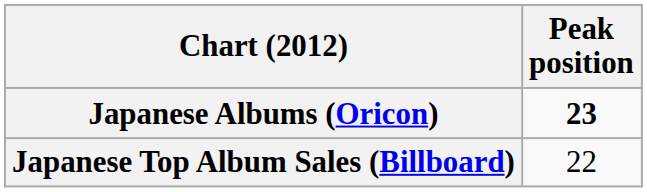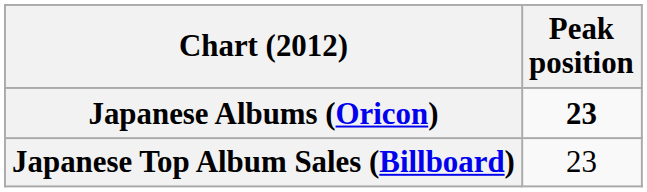(581, 161) 22 -> (581, 161) 23
